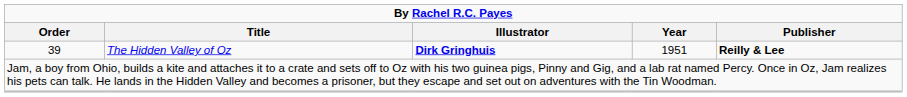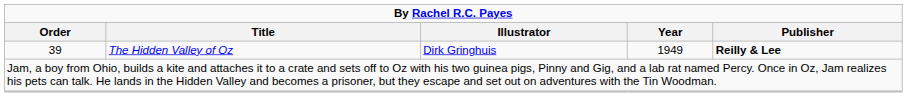(455, 50) bold -> (460, 50) normal
(674, 50) 1951 -> (670, 50) 1949
